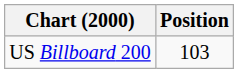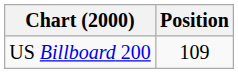(194, 52) 103 -> (194, 52) 109
